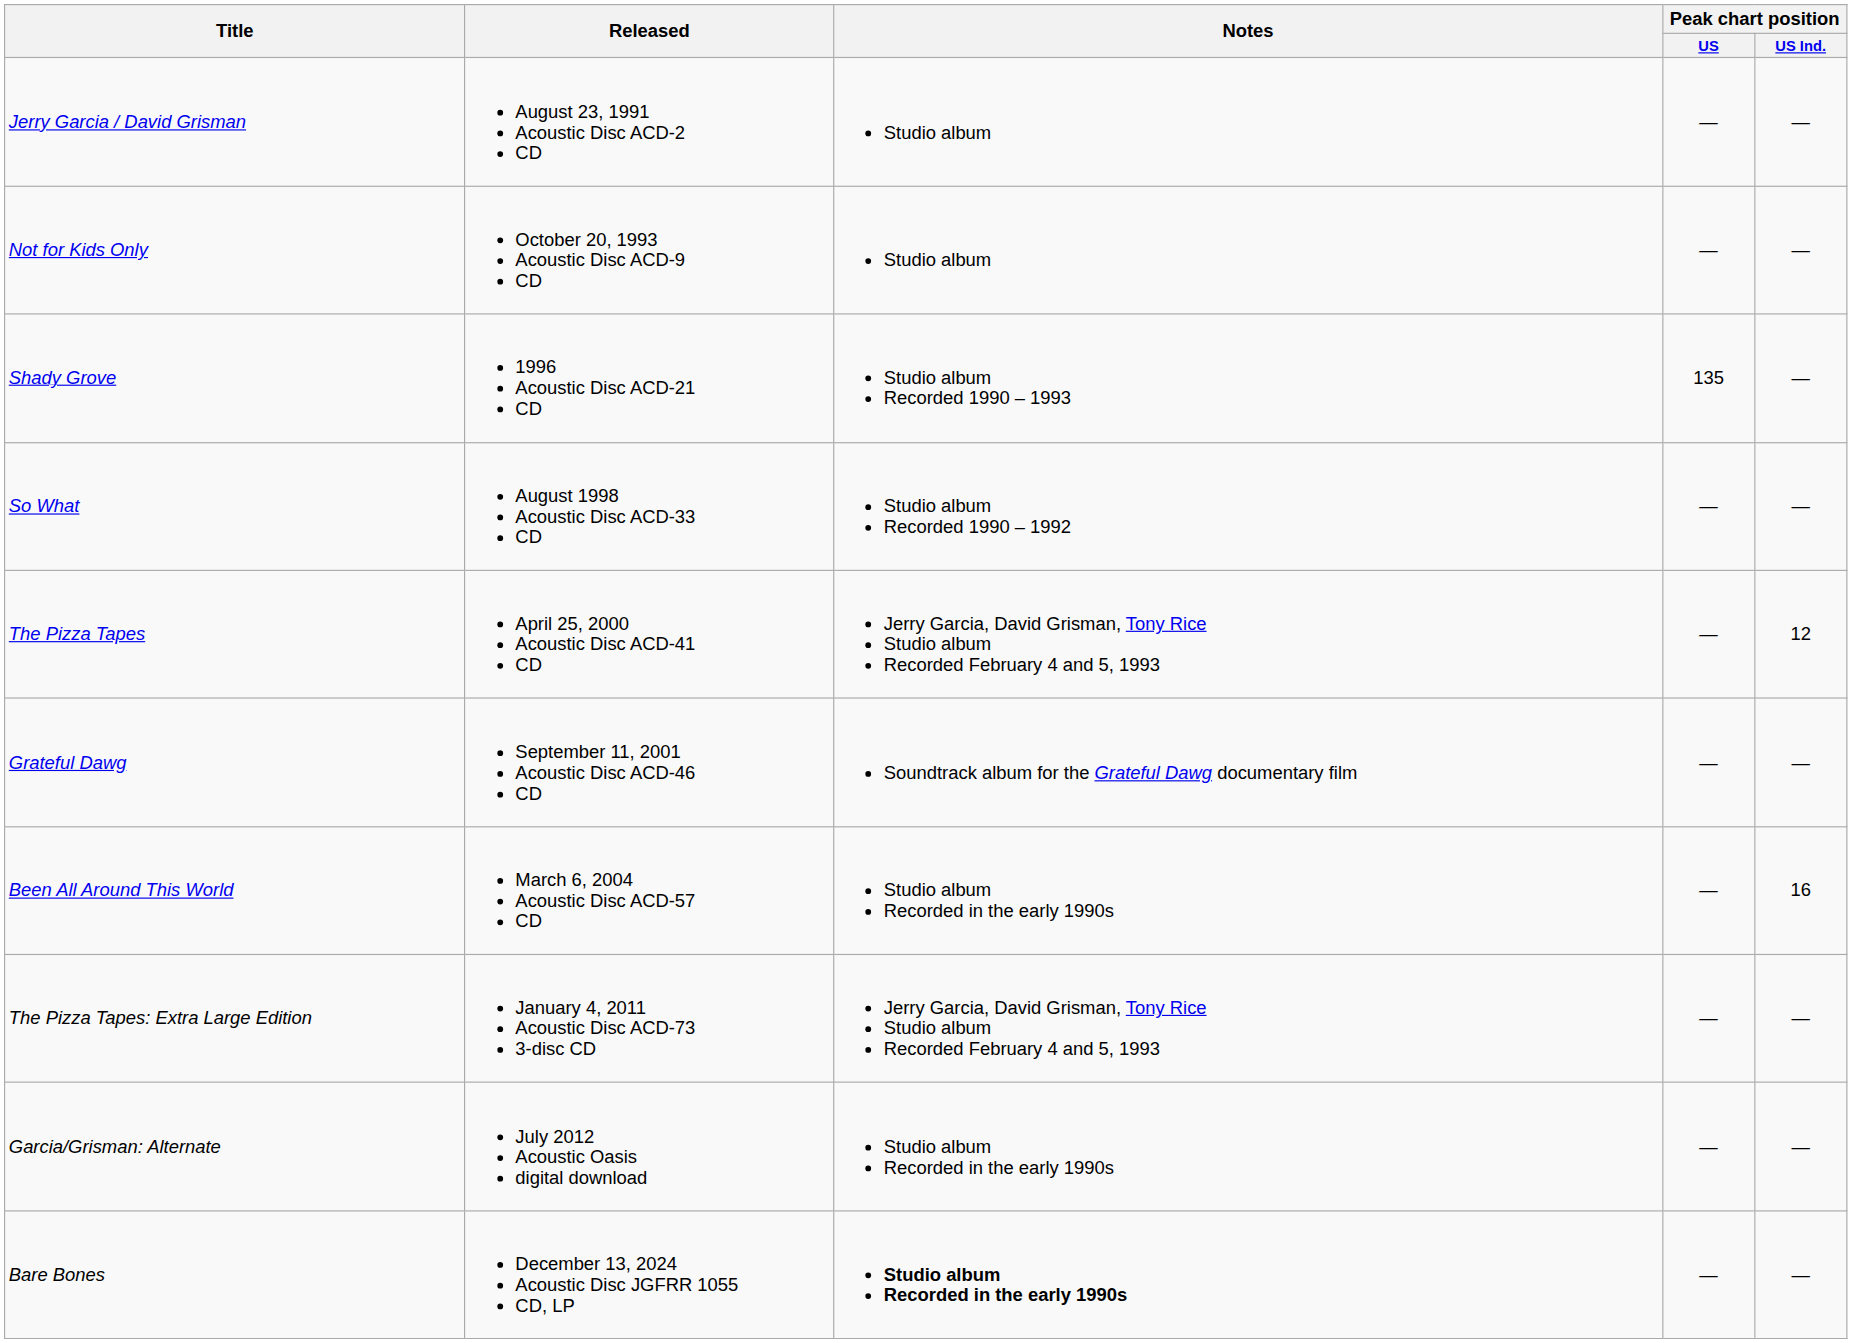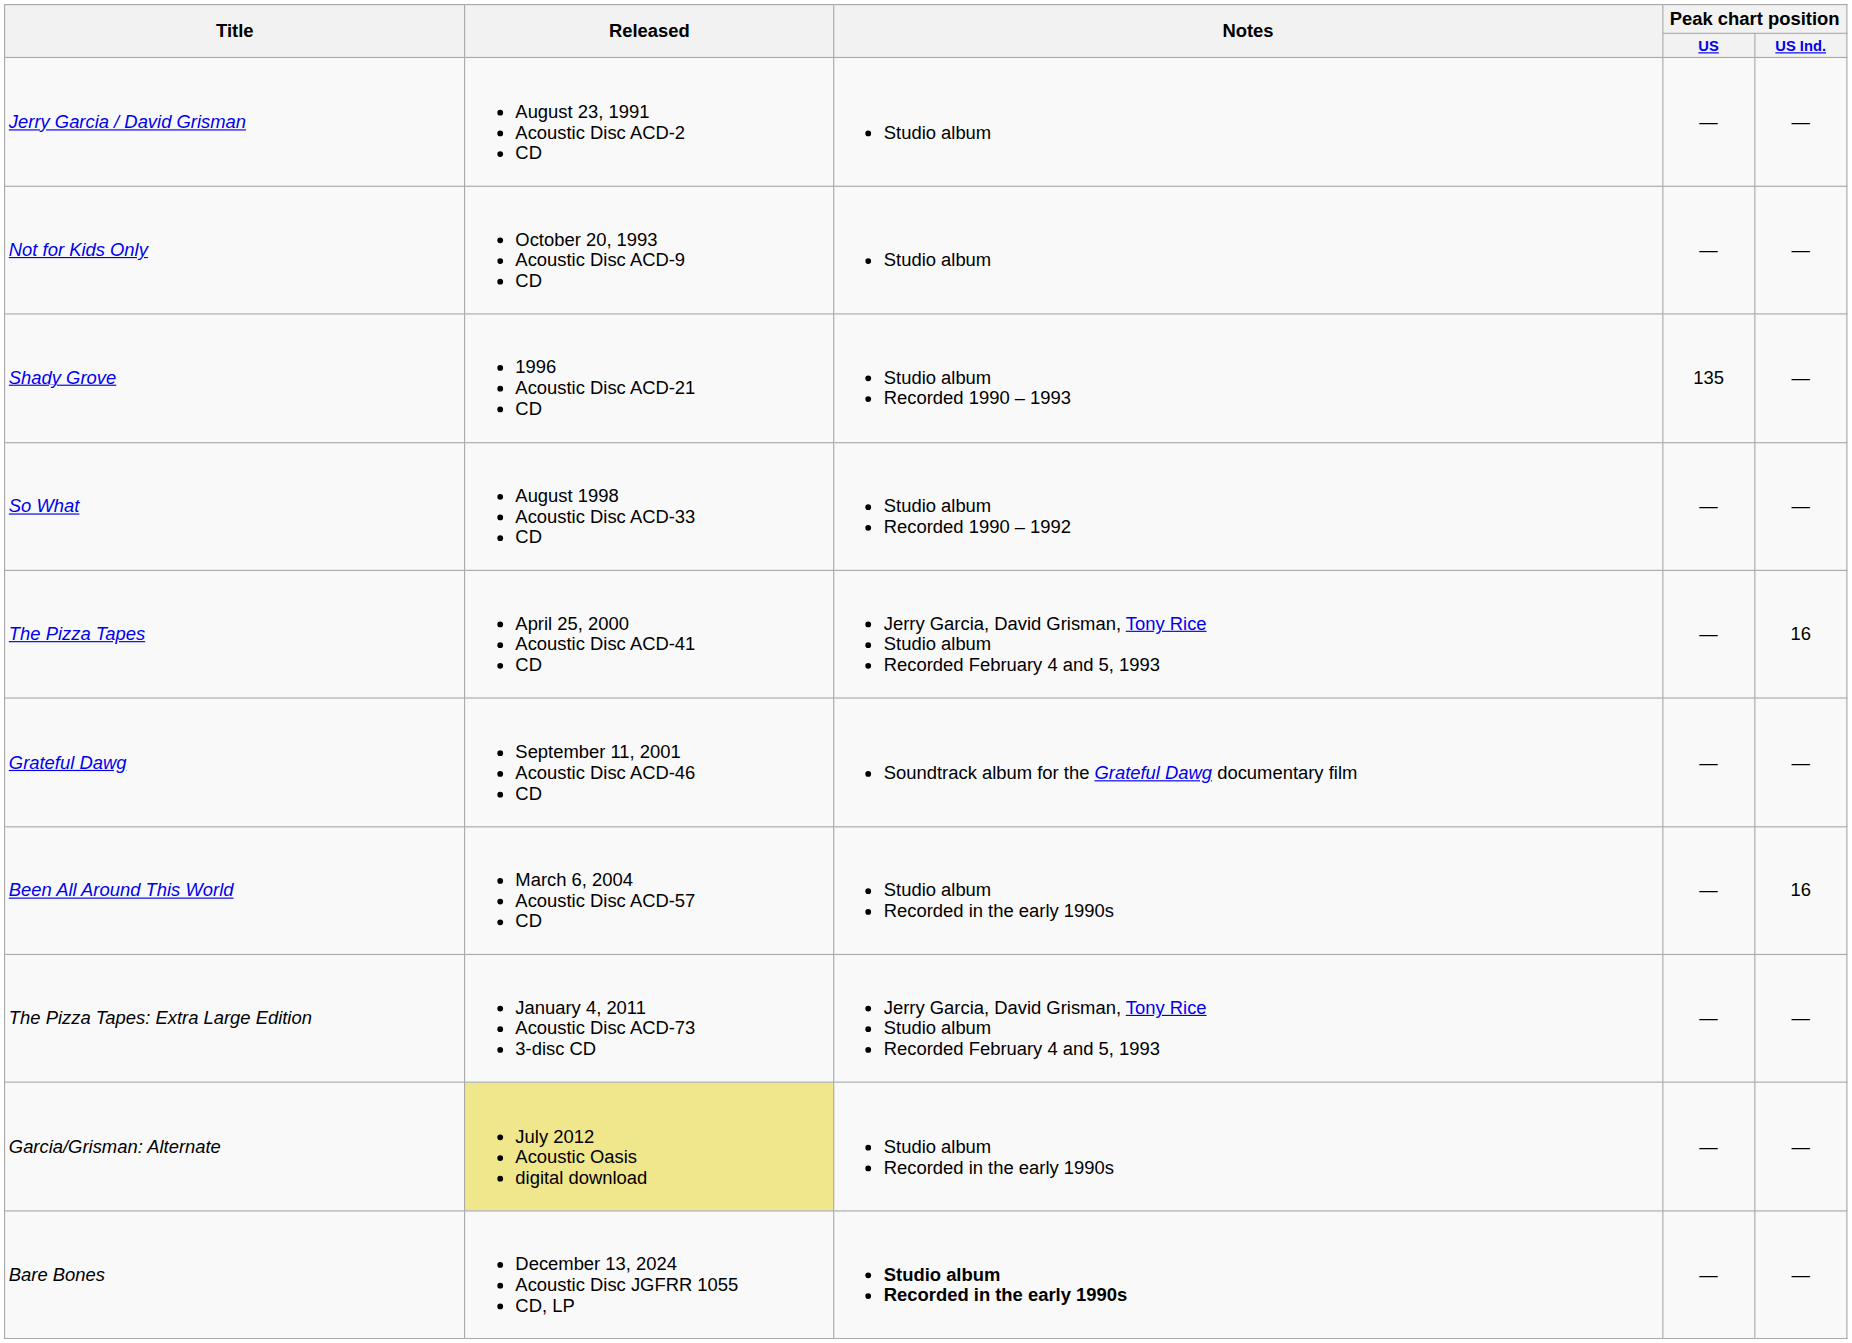(1801, 634) 12 -> (1801, 634) 16
(649, 1157) no background -> (649, 1157) khaki background
